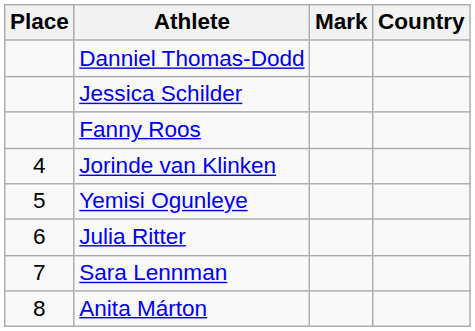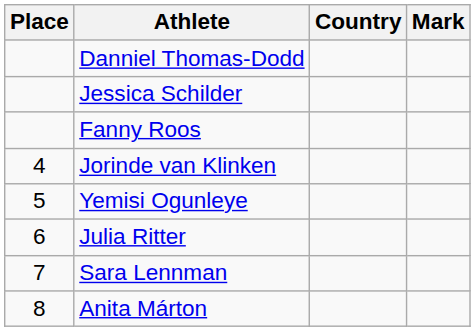columns swapped: (421, 22) <-> (341, 22)
